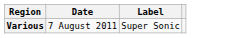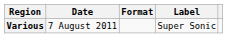+ column: (137, 12)
